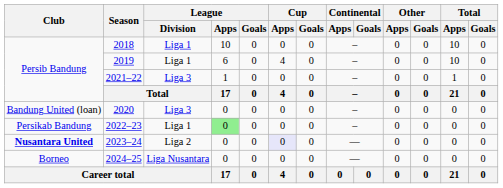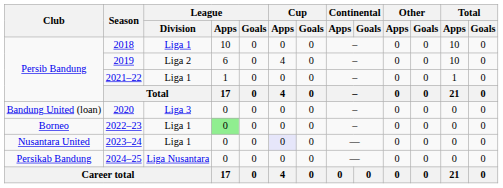(178, 61) Liga 1 -> (178, 61) Liga 2
(178, 77) Liga 3 -> (178, 77) Liga 1
(54, 126) Persikab Bandung -> (54, 126) Borneo
(54, 142) bold -> (54, 142) normal
(178, 142) Liga 2 -> (178, 142) Liga 1
(54, 158) Borneo -> (54, 158) Persikab Bandung
